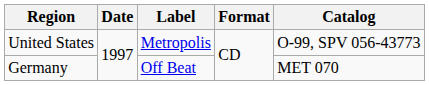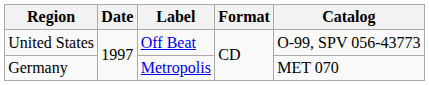(176, 42) Metropolis -> (168, 42) Off Beat
(168, 67) Off Beat -> (176, 67) Metropolis
